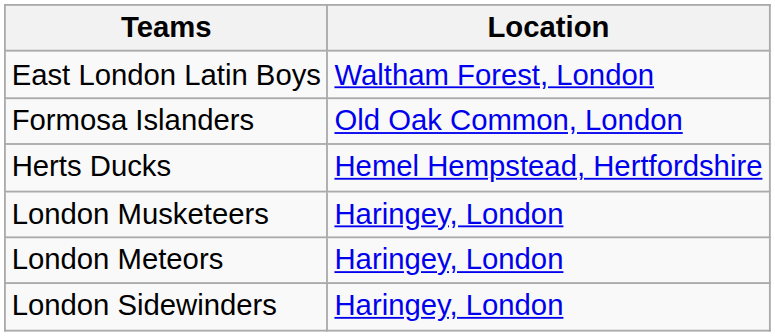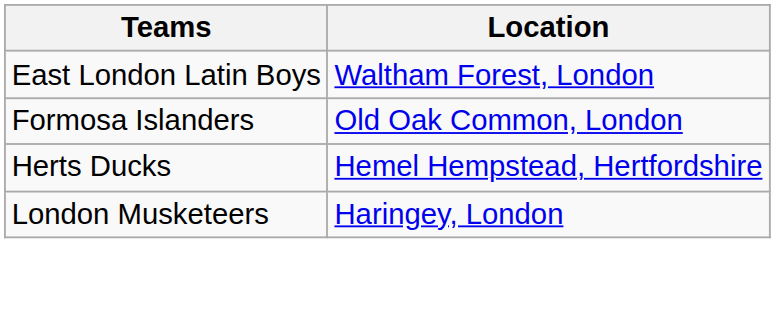- row: (117, 259)
- row: (144, 306)
